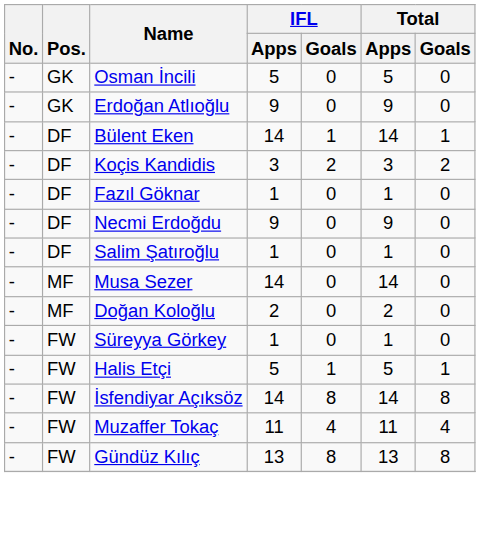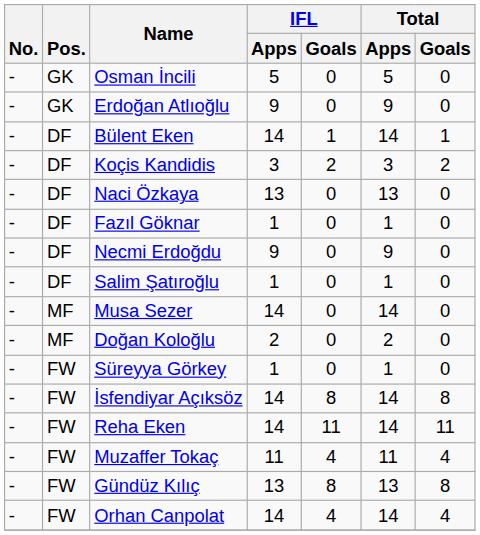+ row: (146, 194)
- row: (133, 369)
+ row: (140, 427)
+ row: (159, 515)
